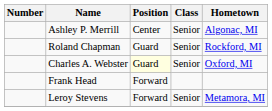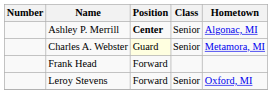(146, 30) normal -> (148, 30) bold
- row: (84, 47)
(229, 64) Oxford, MI -> (235, 47) Metamora, MI
(235, 98) Metamora, MI -> (229, 81) Oxford, MI
